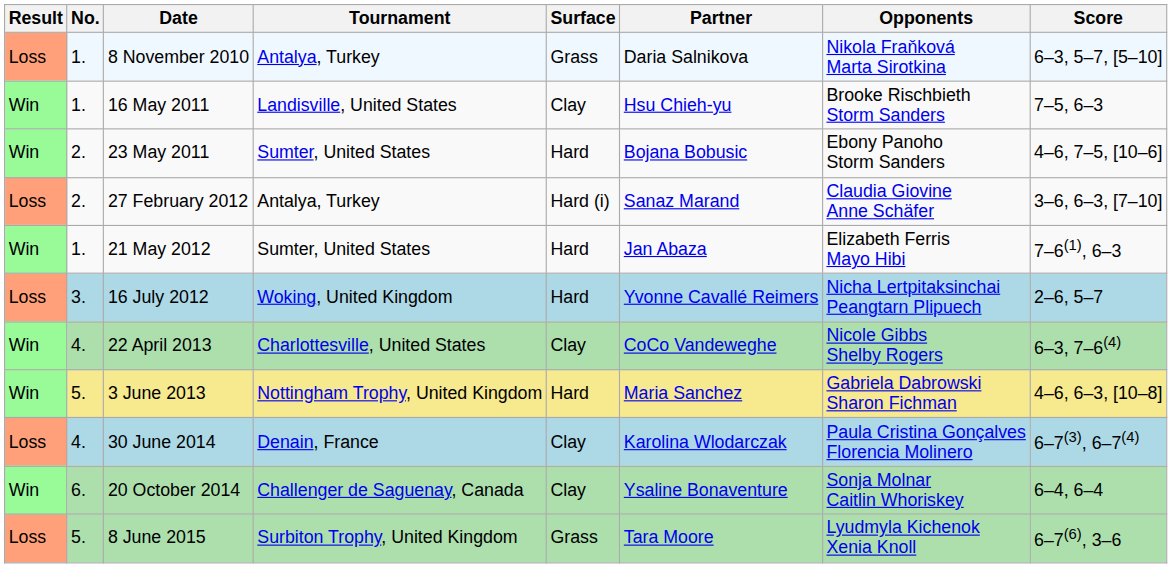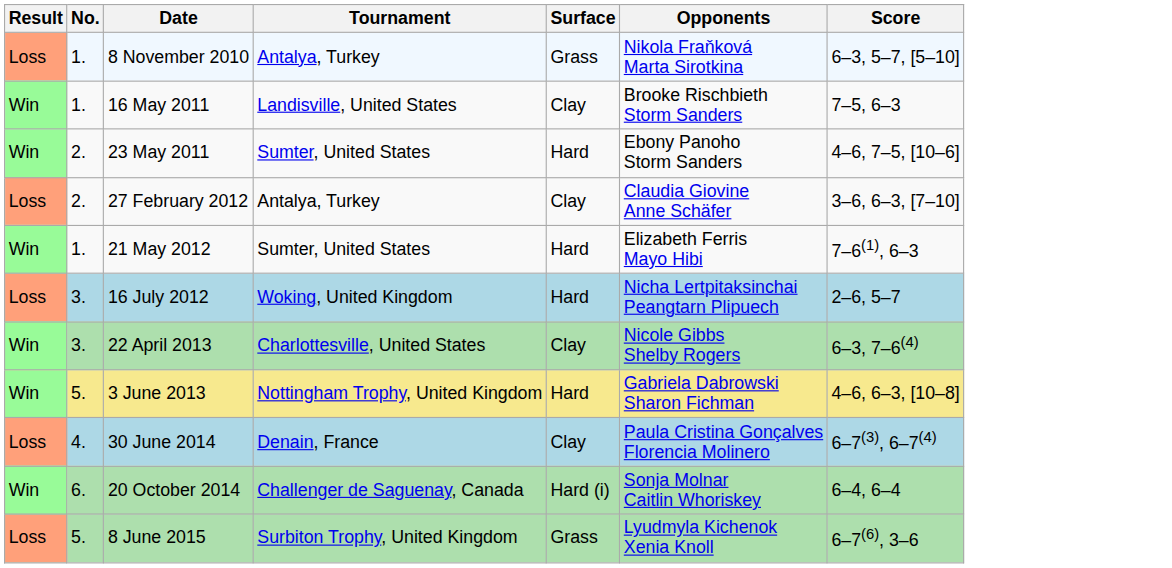- column: (721, 18)
(580, 201) Hard (i) -> (568, 201) Clay
(79, 345) 4. -> (79, 345) 3.
(568, 490) Clay -> (580, 490) Hard (i)
